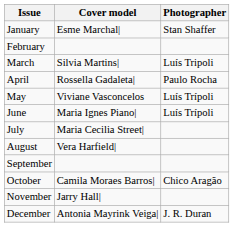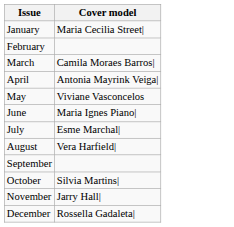- column: (195, 12)
(88, 29) Esme Marchal| -> (100, 29) Maria Cecilia Street|
(88, 63) Silvia Martins| -> (106, 63) Camila Moraes Barros|
(96, 79) Rossella Gadaleta| -> (108, 79) Antonia Mayrink Veiga|
(100, 130) Maria Cecilia Street| -> (88, 130) Esme Marchal|
(106, 180) Camila Moraes Barros| -> (88, 180) Silvia Martins|
(108, 213) Antonia Mayrink Veiga| -> (96, 213) Rossella Gadaleta|
